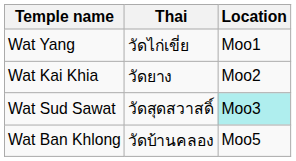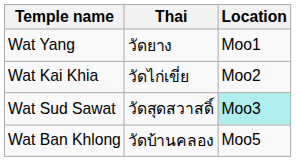(158, 45) วัดไก่เขี่ย -> (150, 45) วัดยาง
(150, 77) วัดยาง -> (158, 77) วัดไก่เขี่ย
